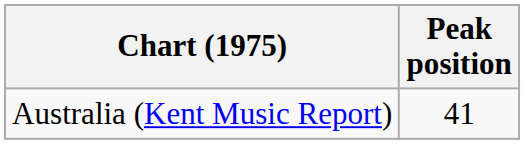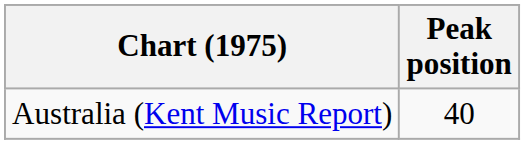(459, 113) 41 -> (459, 113) 40
